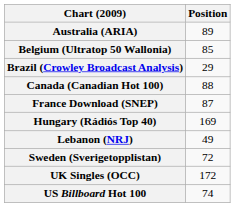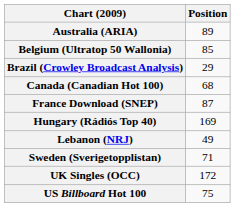(208, 85) 88 -> (208, 85) 68
(208, 157) 72 -> (208, 157) 71
(208, 193) 74 -> (208, 193) 75
